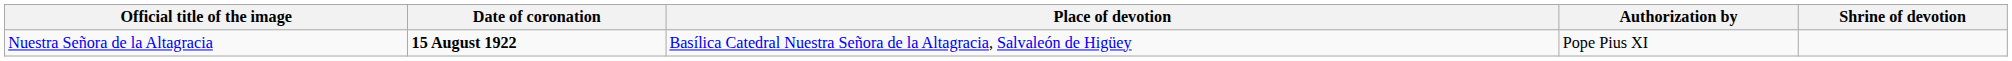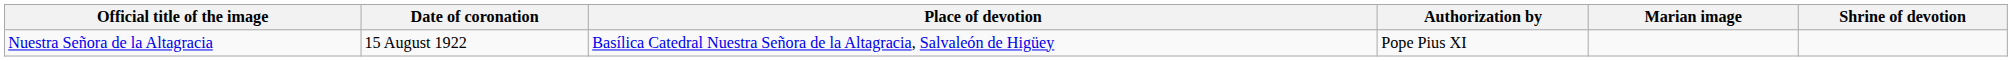+ column: (1693, 17)
(464, 42) bold -> (416, 42) normal
